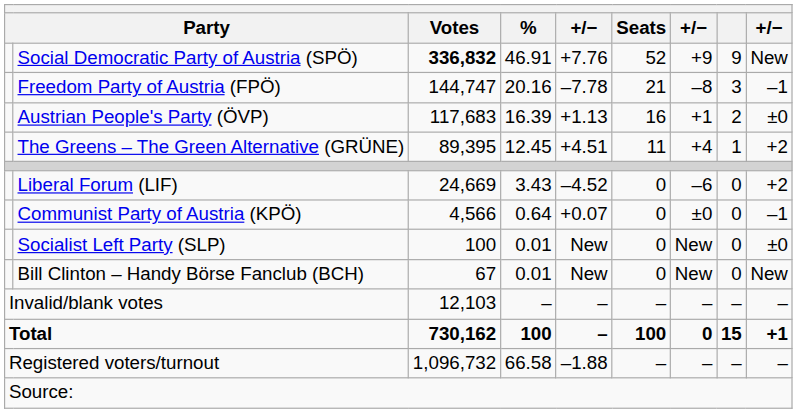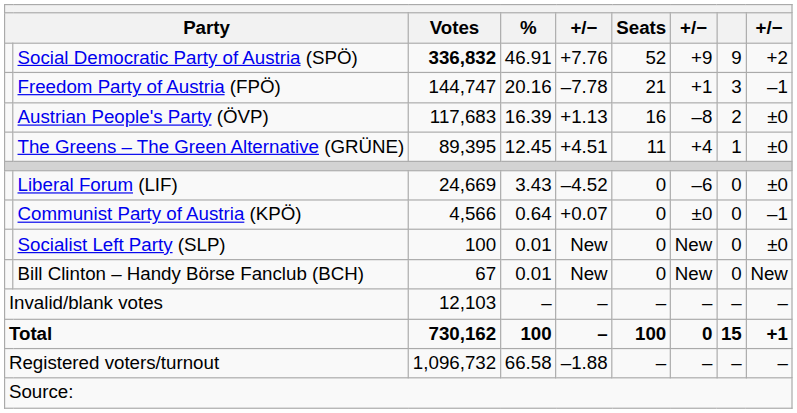(769, 57) New -> (777, 57) +2
(702, 87) –8 -> (702, 87) +1
(702, 117) +1 -> (702, 117) –8
(777, 146) +2 -> (777, 146) ±0
(777, 185) +2 -> (777, 185) ±0
